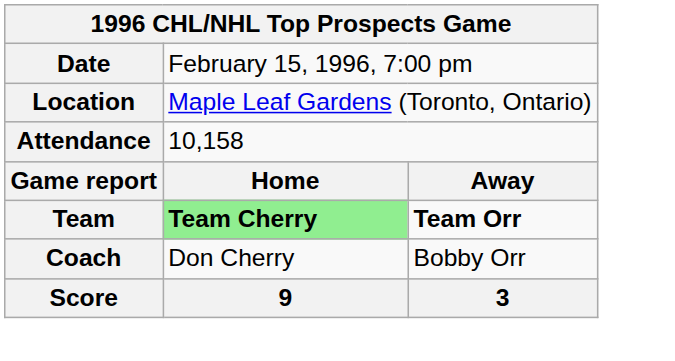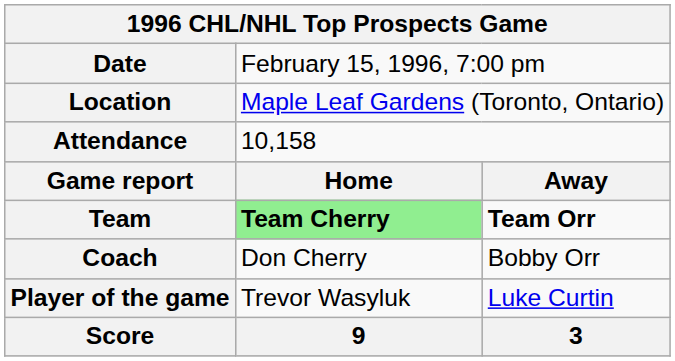+ row: (120, 297)
